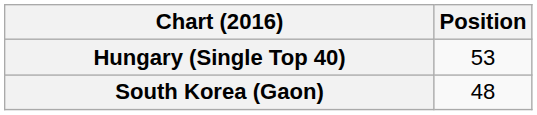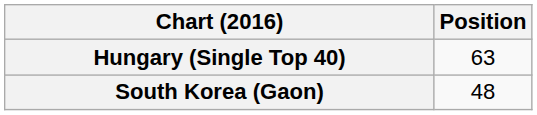(483, 57) 53 -> (483, 57) 63
